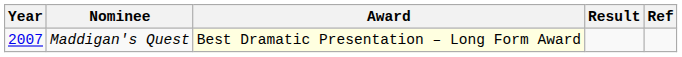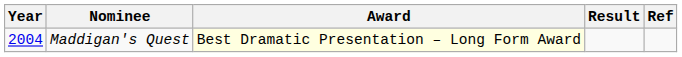(26, 40) 2007 -> (26, 40) 2004
